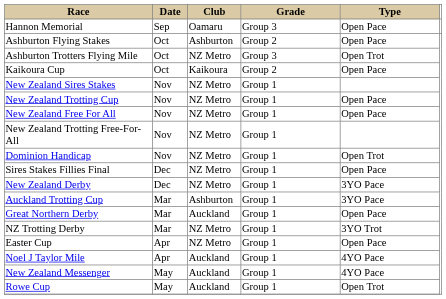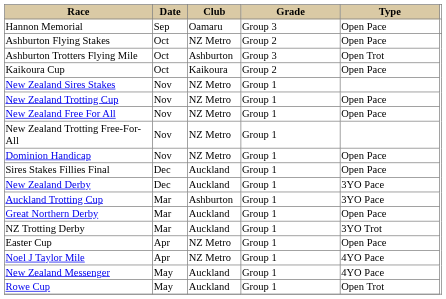(211, 40) Ashburton -> (210, 40) NZ Metro
(210, 55) NZ Metro -> (211, 55) Ashburton
(363, 155) Open Trot -> (364, 155) Open Pace
(210, 170) NZ Metro -> (209, 170) Auckland
(210, 184) NZ Metro -> (209, 184) Auckland
(210, 228) NZ Metro -> (209, 228) Auckland
(209, 257) Auckland -> (210, 257) NZ Metro
